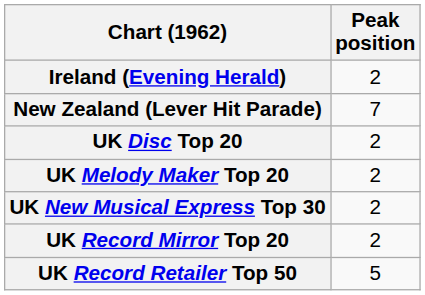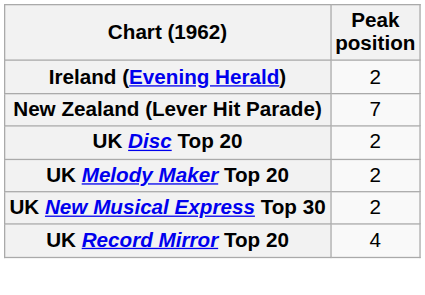(375, 240) 2 -> (375, 240) 4
- row: (168, 273)
